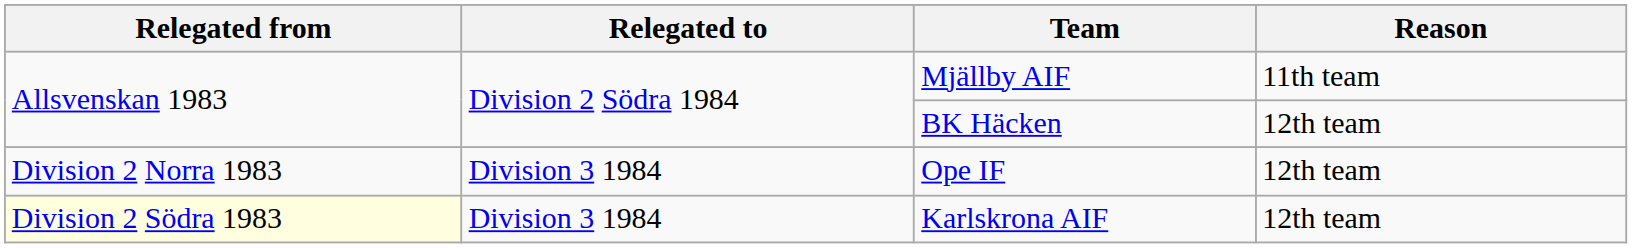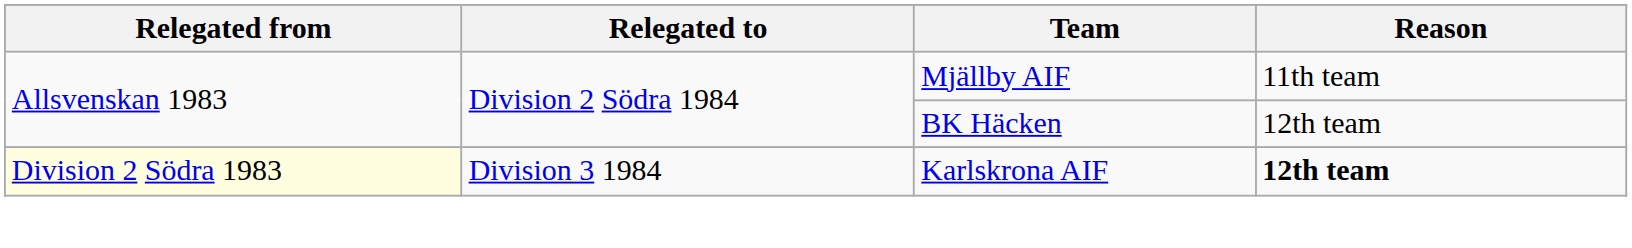- row: (963, 170)
(1322, 218) normal -> (1326, 170) bold
